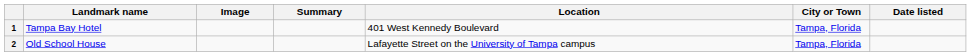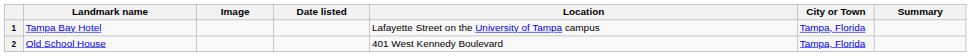columns swapped: (918, 12) <-> (319, 12)
(433, 28) 401 West Kennedy Boulevard -> (486, 28) Lafayette Street on the University of Tampa campus
(481, 43) Lafayette Street on the University of Tampa campus -> (438, 43) 401 West Kennedy Boulevard
